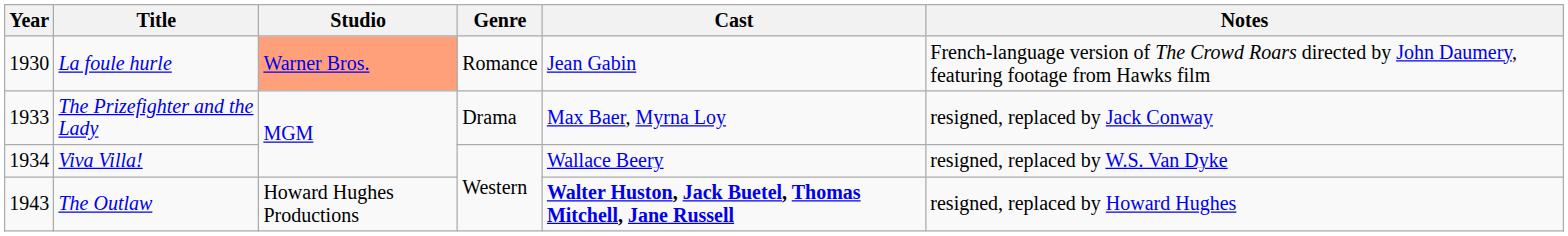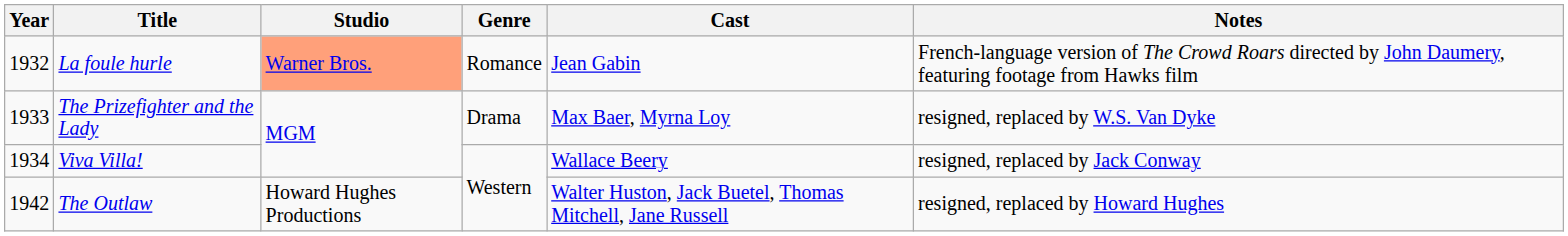(29, 63) 1930 -> (29, 63) 1932
(1072, 117) resigned, replaced by Jack Conway -> (1067, 117) resigned, replaced by W.S. Van Dyke
(1079, 160) resigned, replaced by W.S. Van Dyke -> (1059, 160) resigned, replaced by Jack Conway
(29, 203) 1943 -> (29, 203) 1942
(704, 203) bold -> (697, 203) normal
